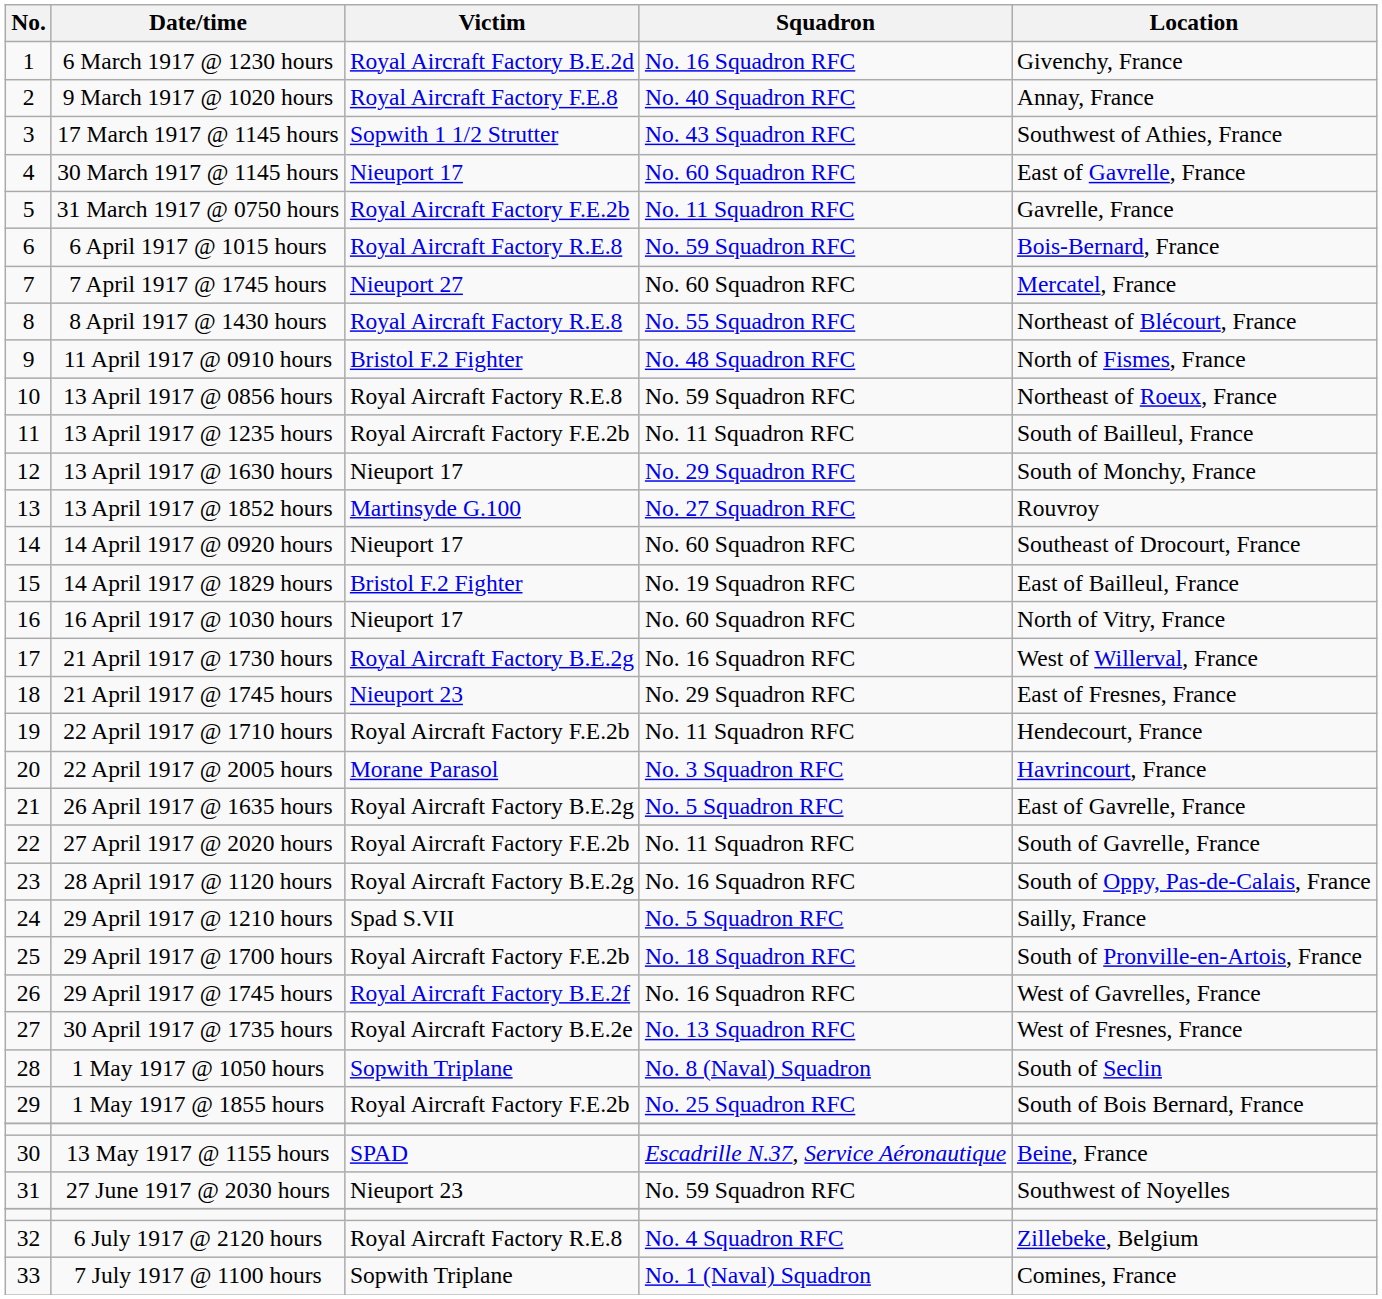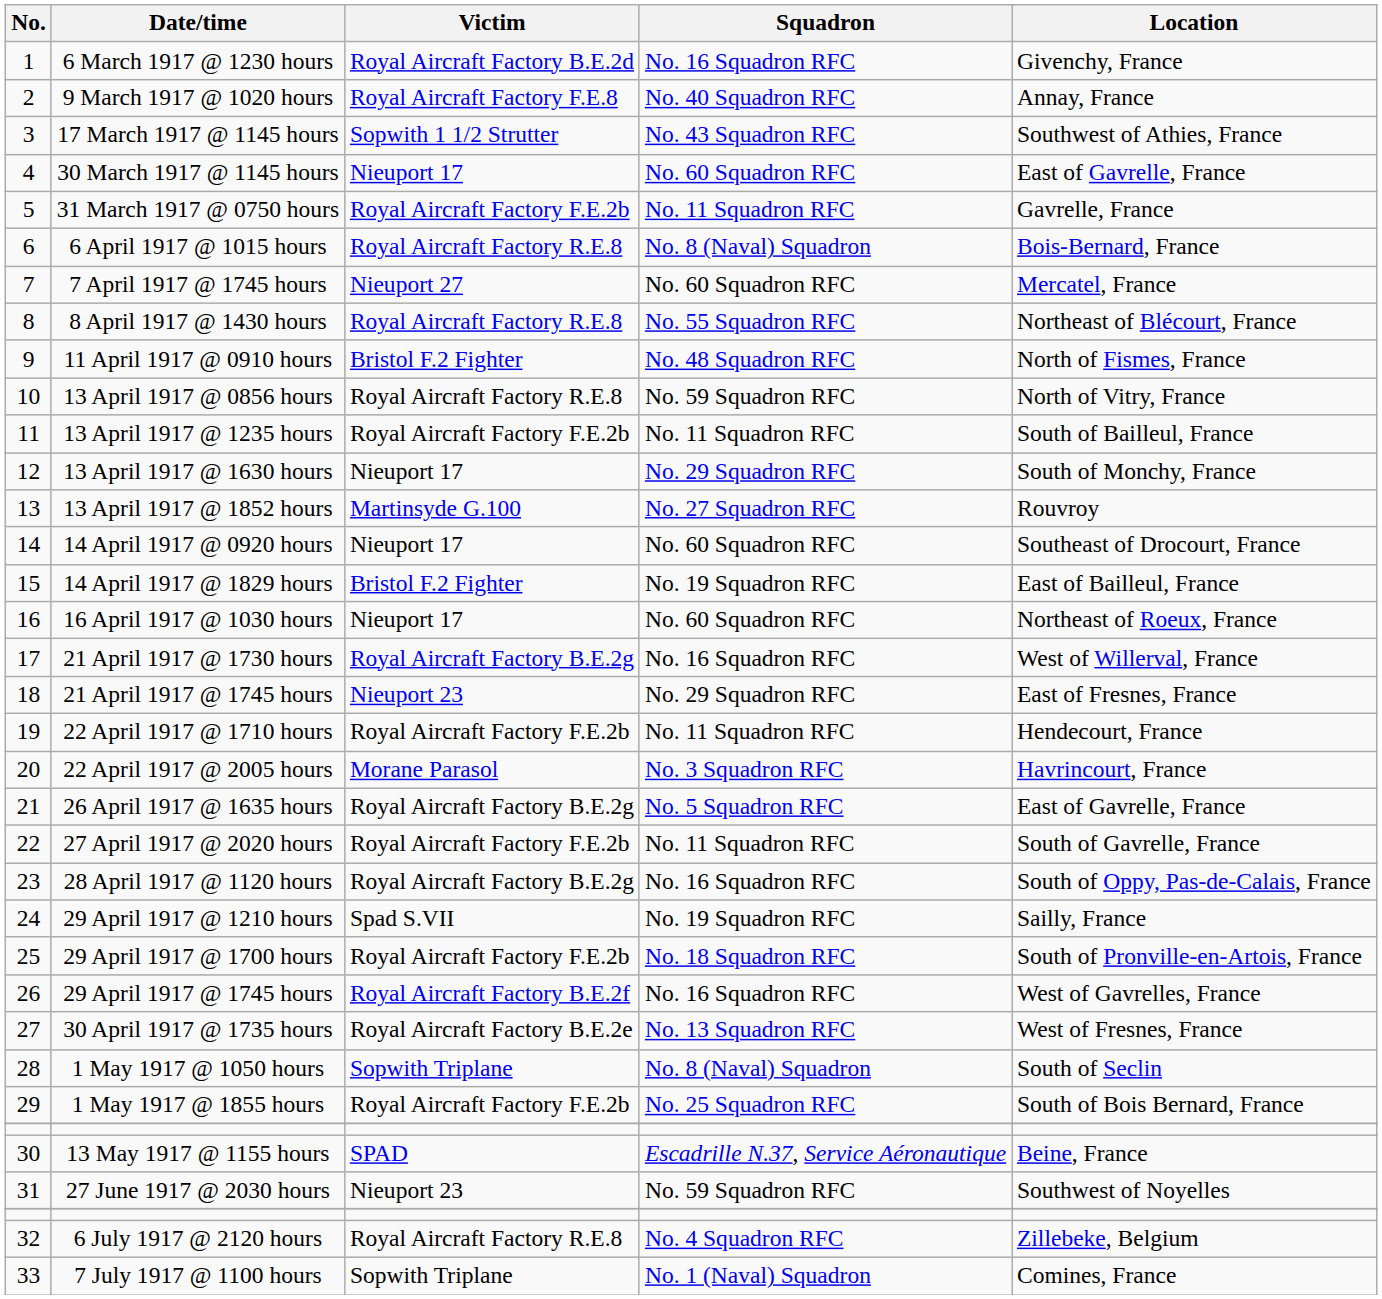(750, 246) No. 59 Squadron RFC -> (758, 246) No. 8 (Naval) Squadron
(1147, 396) Northeast of Roeux, France -> (1121, 396) North of Vitry, France
(1121, 619) North of Vitry, France -> (1147, 619) Northeast of Roeux, France
(744, 918) No. 5 Squadron RFC -> (750, 918) No. 19 Squadron RFC
